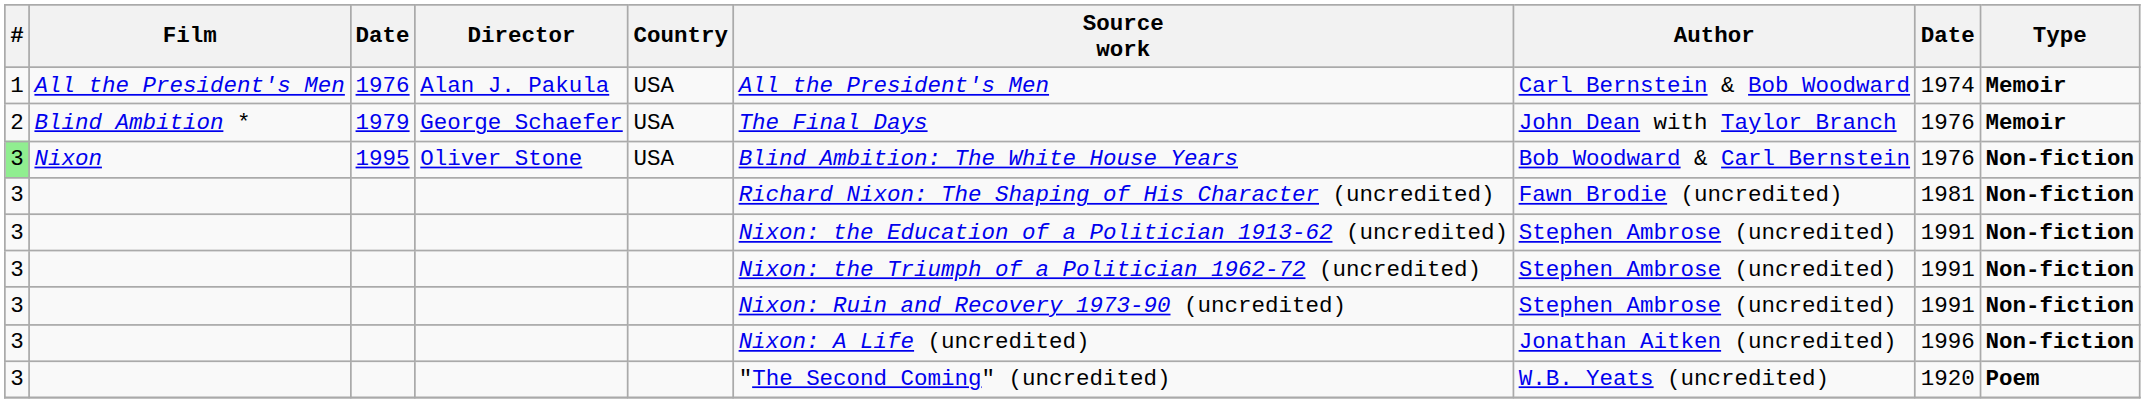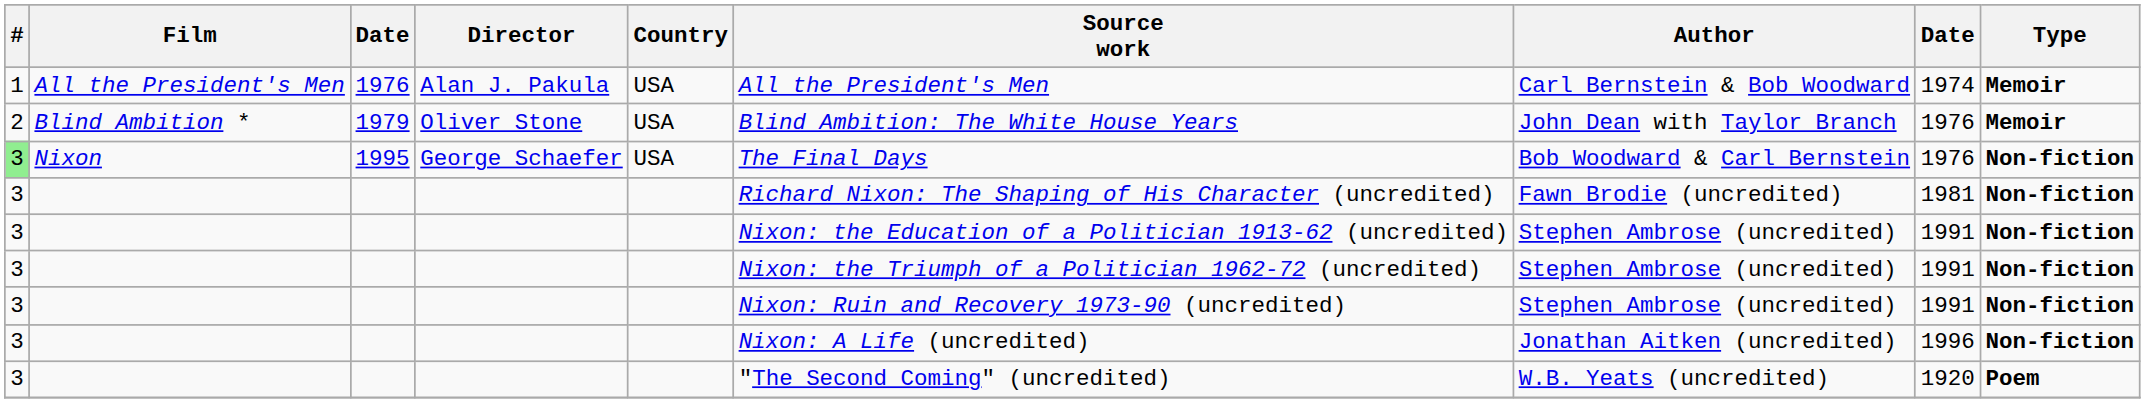(522, 122) George Schaefer -> (501, 122) Oliver Stone
(833, 122) The Final Days -> (988, 122) Blind Ambition: The White House Years
(501, 159) Oliver Stone -> (522, 159) George Schaefer
(988, 159) Blind Ambition: The White House Years -> (833, 159) The Final Days
